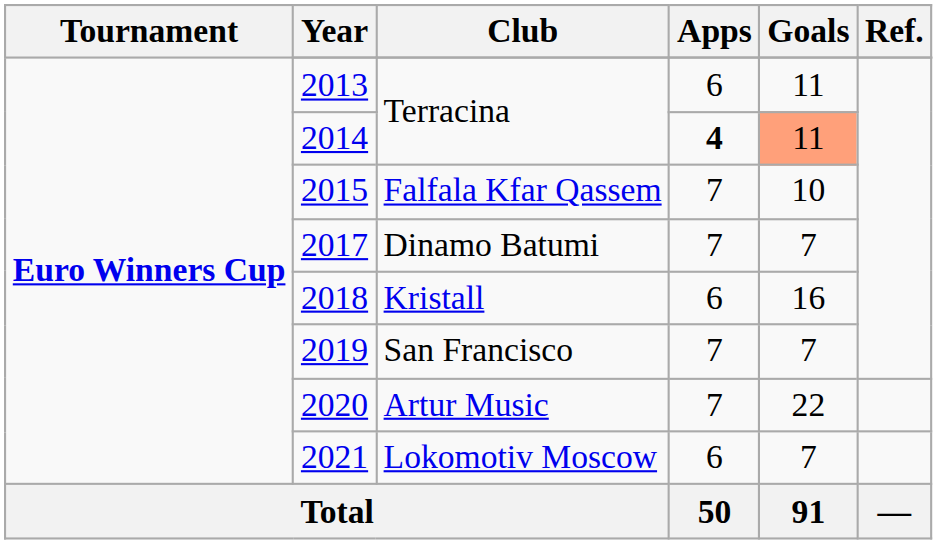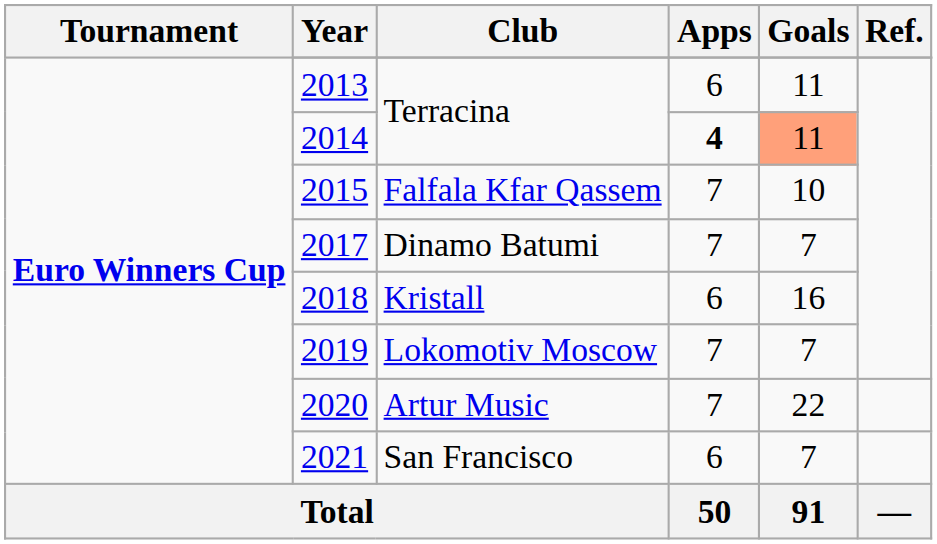(478, 350) San Francisco -> (520, 350) Lokomotiv Moscow
(520, 457) Lokomotiv Moscow -> (478, 457) San Francisco
